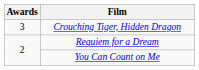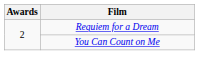- row: (117, 27)
